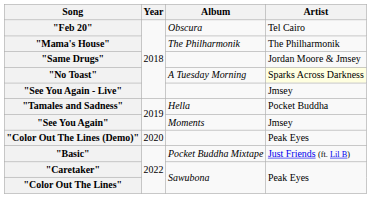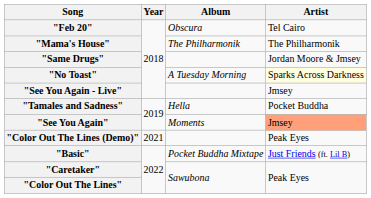(280, 122) no background -> (280, 122) lightsalmon background
(154, 138) 2020 -> (154, 138) 2021
